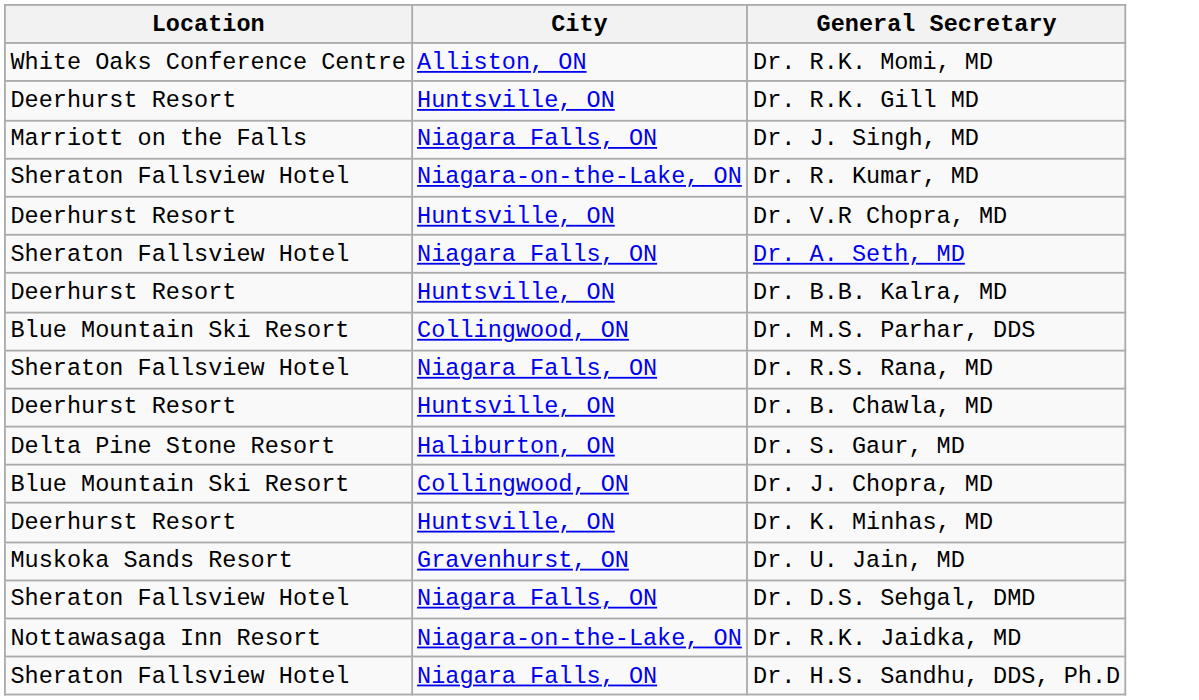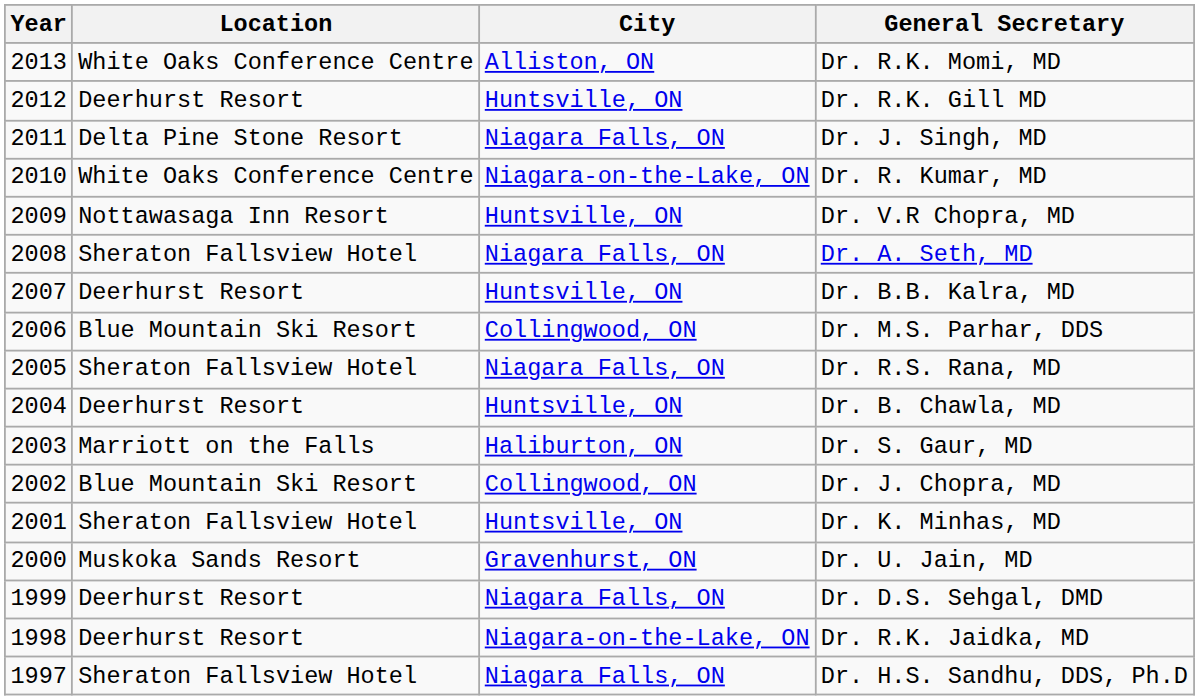+ column: (39, 24)
(159, 139) Marriott on the Falls -> (241, 139) Delta Pine Stone Resort
(180, 177) Sheraton Fallsview Hotel -> (276, 177) White Oaks Conference Centre
(123, 216) Deerhurst Resort -> (234, 216) Nottawasaga Inn Resort
(173, 446) Delta Pine Stone Resort -> (226, 446) Marriott on the Falls
(123, 523) Deerhurst Resort -> (248, 523) Sheraton Fallsview Hotel
(180, 599) Sheraton Fallsview Hotel -> (191, 599) Deerhurst Resort
(166, 638) Nottawasaga Inn Resort -> (191, 638) Deerhurst Resort
